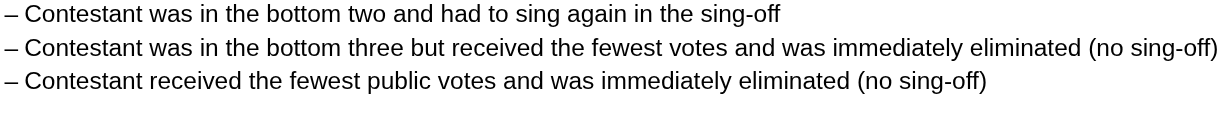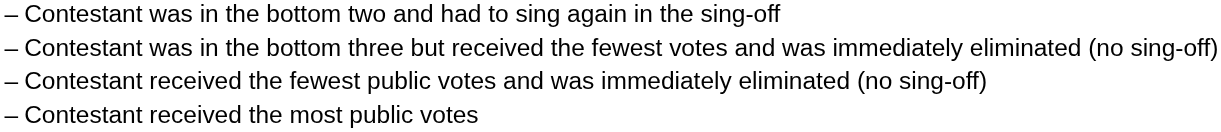+ row: (251, 115)
